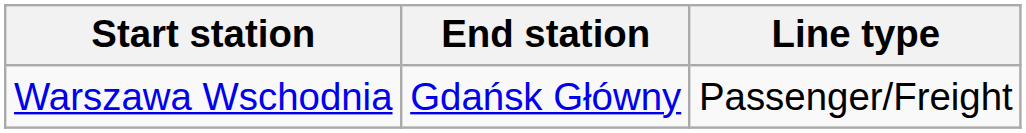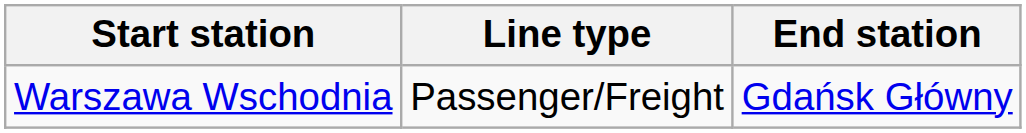columns swapped: (546, 34) <-> (856, 34)
